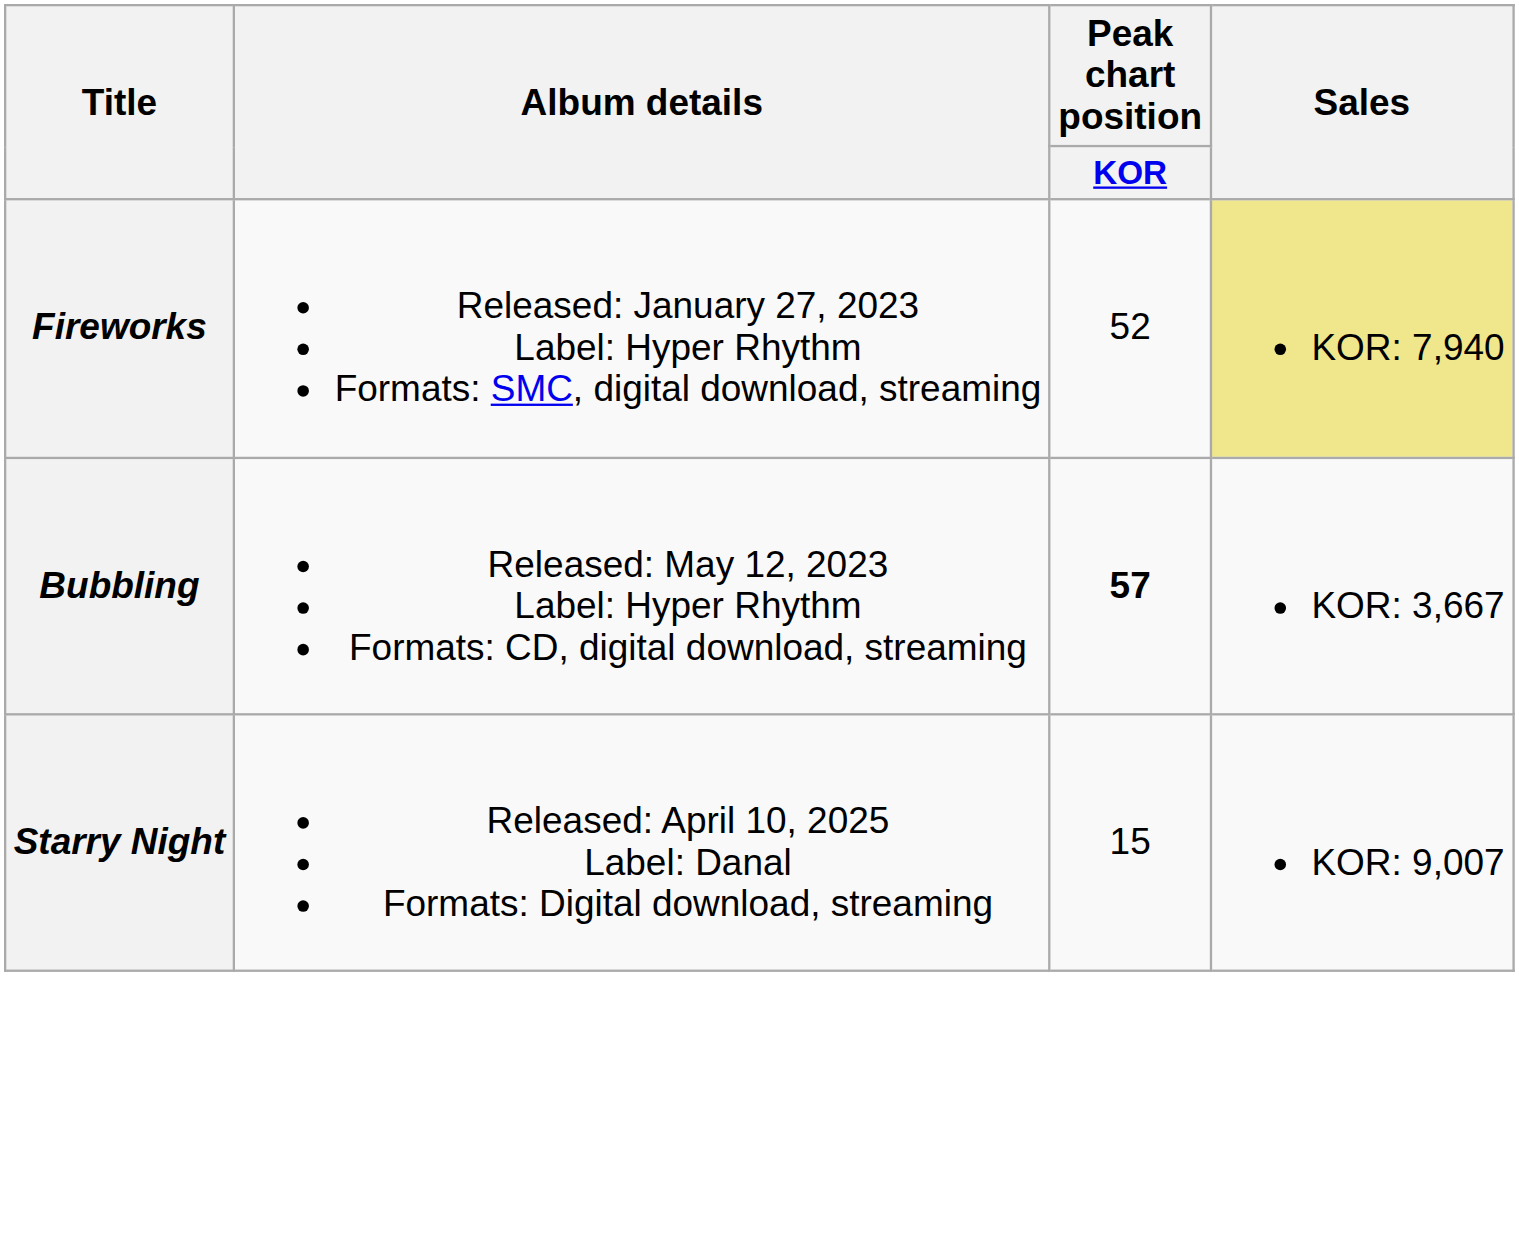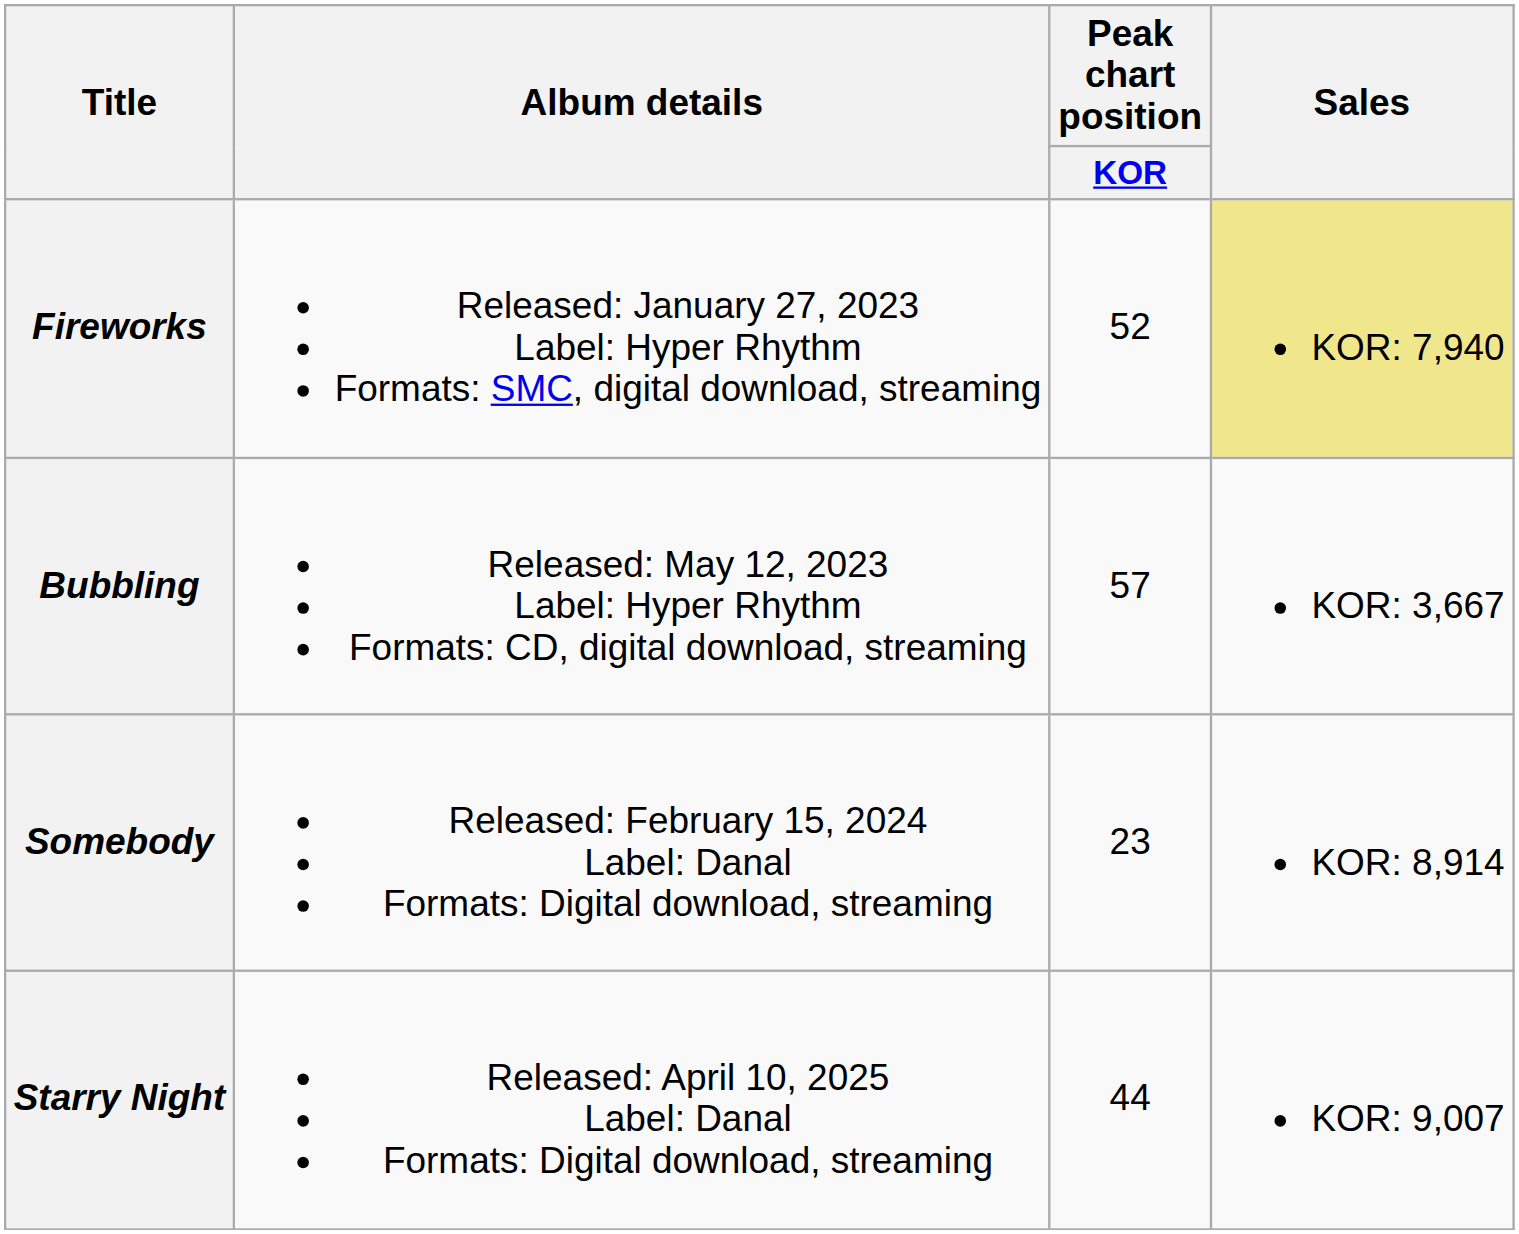(1130, 584) bold -> (1130, 584) normal
+ row: (119, 842)
(1130, 842) 15 -> (1130, 1099) 44
